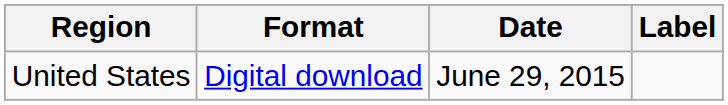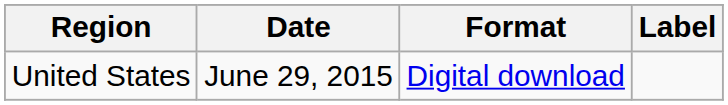columns swapped: (531, 28) <-> (313, 28)
